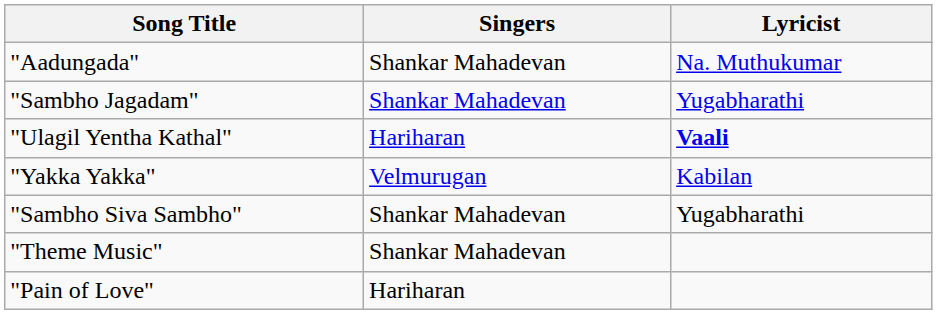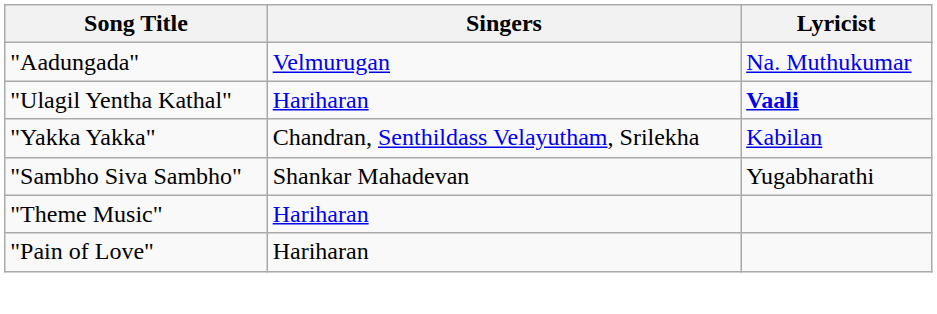(467, 61) Shankar Mahadevan -> (331, 61) Velmurugan
- row: (104, 99)
(428, 175) Velmurugan -> (486, 137) Chandran, Senthildass Velayutham, Srilekha
(467, 251) Shankar Mahadevan -> (321, 213) Hariharan
